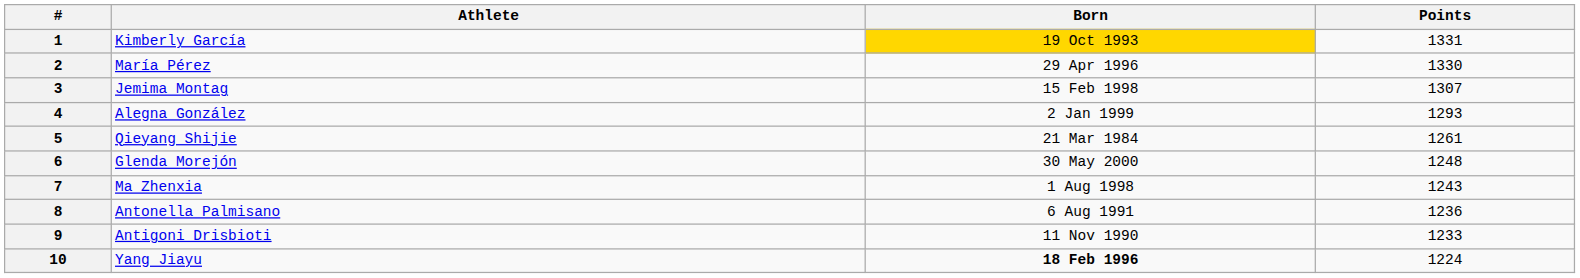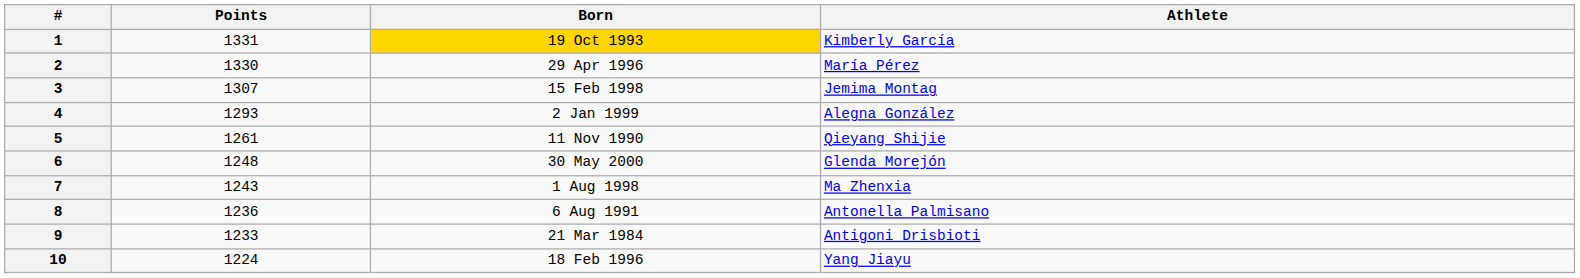columns swapped: (489, 16) <-> (1445, 16)
(1091, 138) 21 Mar 1984 -> (596, 138) 11 Nov 1990
(1091, 236) 11 Nov 1990 -> (596, 236) 21 Mar 1984
(1091, 260) bold -> (596, 260) normal
